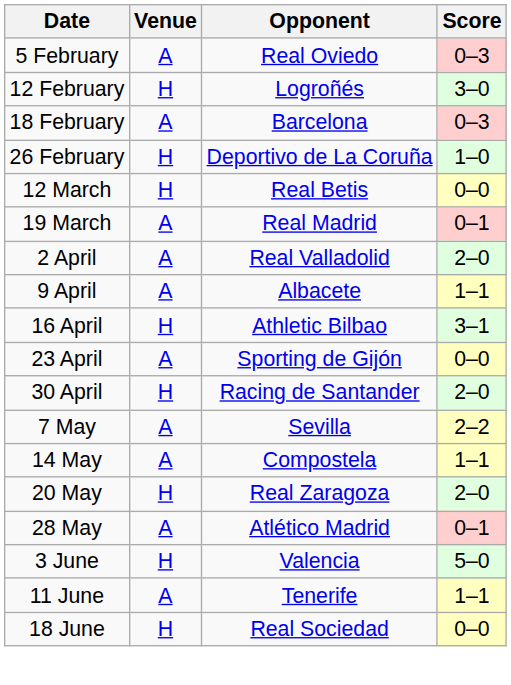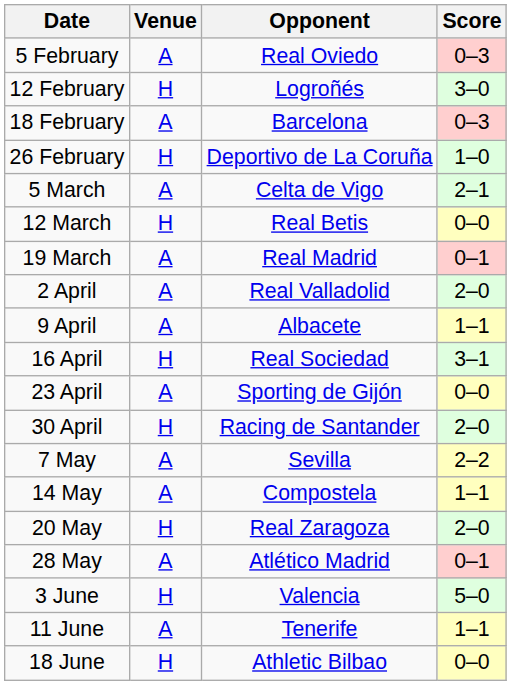+ row: (67, 190)
(320, 325) Athletic Bilbao -> (320, 358) Real Sociedad
(320, 628) Real Sociedad -> (320, 662) Athletic Bilbao
